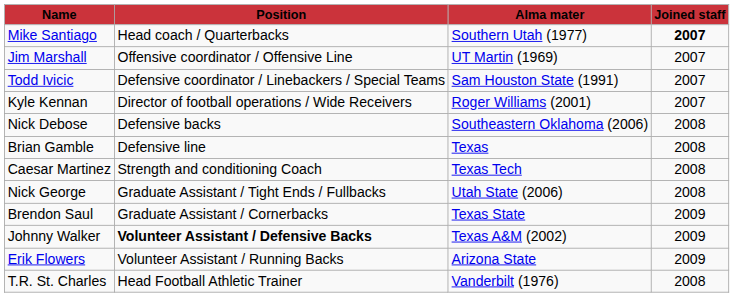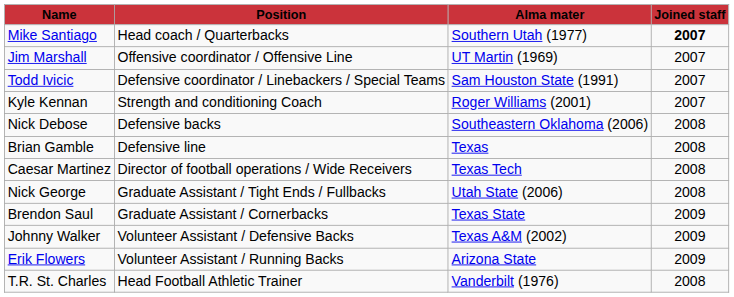(265, 102) Director of football operations / Wide Receivers -> (220, 102) Strength and conditioning Coach
(220, 169) Strength and conditioning Coach -> (265, 169) Director of football operations / Wide Receivers
(245, 236) bold -> (236, 236) normal
